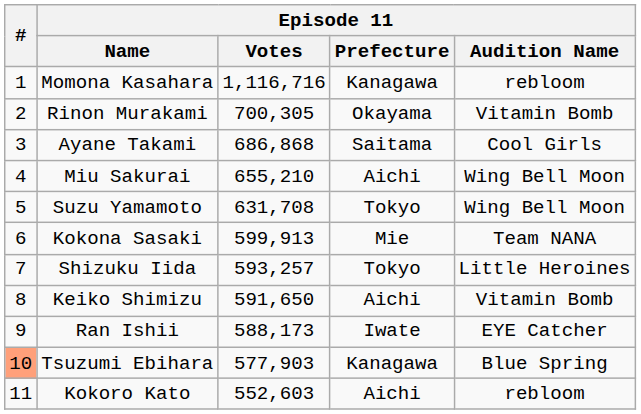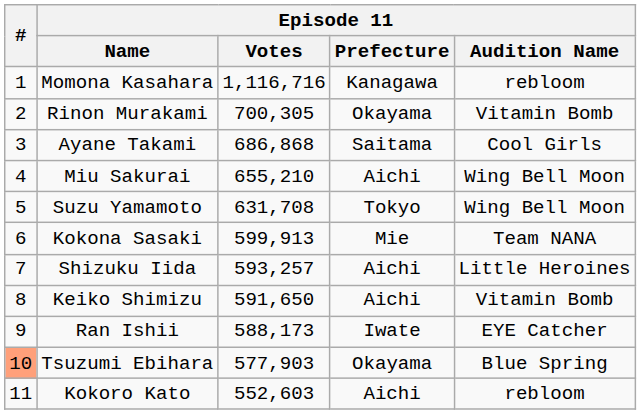(392, 269) Tokyo -> (392, 269) Aichi
(392, 363) Kanagawa -> (392, 363) Okayama
